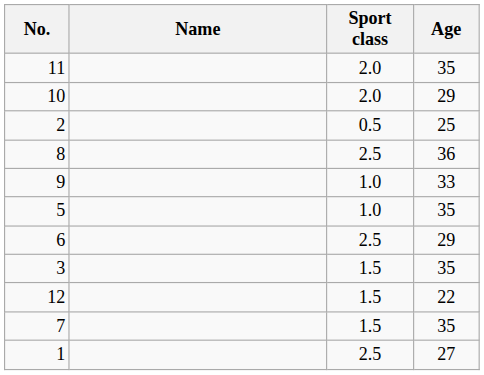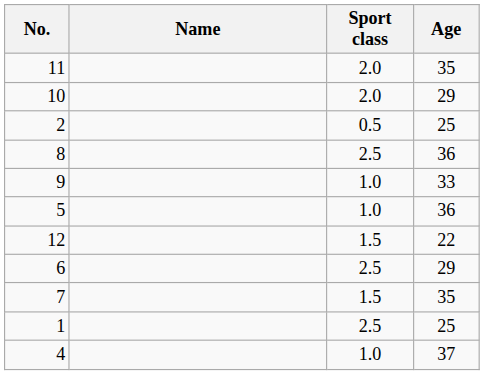(446, 211) 35 -> (446, 211) 36
rows swapped: (61, 239) <-> (56, 297)
- row: (61, 268)
(446, 354) 27 -> (446, 325) 25
+ row: (61, 354)
